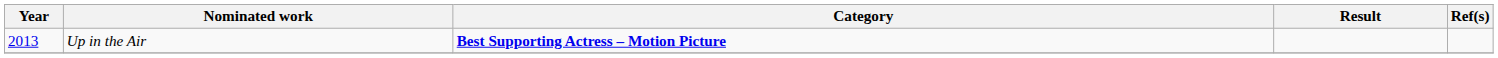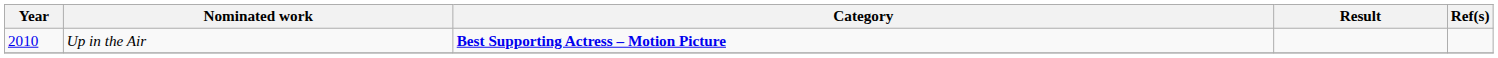(23, 40) 2013 -> (23, 40) 2010
